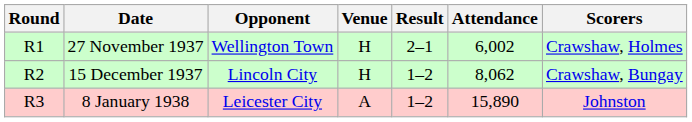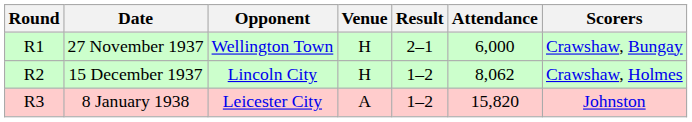(495, 46) 6,002 -> (495, 46) 6,000
(614, 46) Crawshaw, Holmes -> (614, 46) Crawshaw, Bungay
(614, 74) Crawshaw, Bungay -> (614, 74) Crawshaw, Holmes
(495, 102) 15,890 -> (495, 102) 15,820
